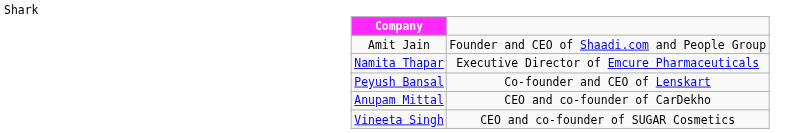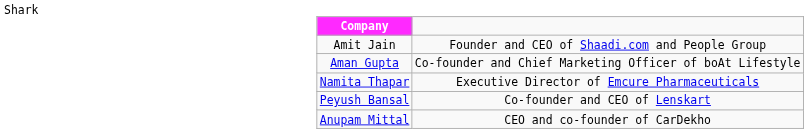+ row: (365, 63)
- row: (399, 119)
